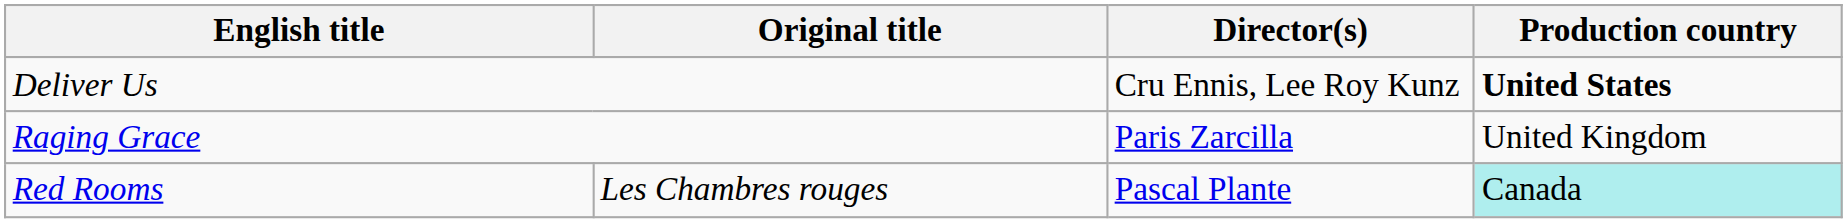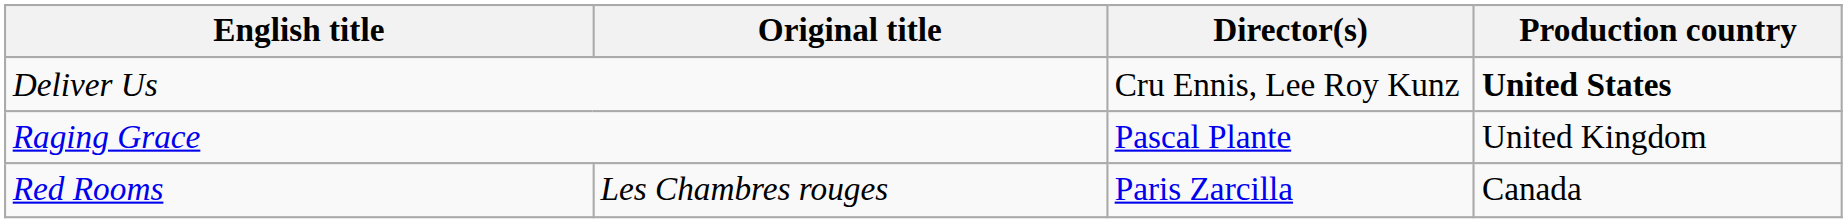(1204, 136) Paris Zarcilla -> (1203, 136) Pascal Plante
(1203, 189) Pascal Plante -> (1204, 189) Paris Zarcilla
(1532, 189) paleturquoise background -> (1532, 189) no background
